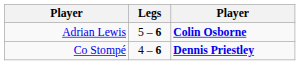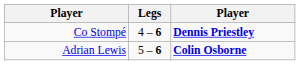rows swapped: (100, 50) <-> (94, 32)
